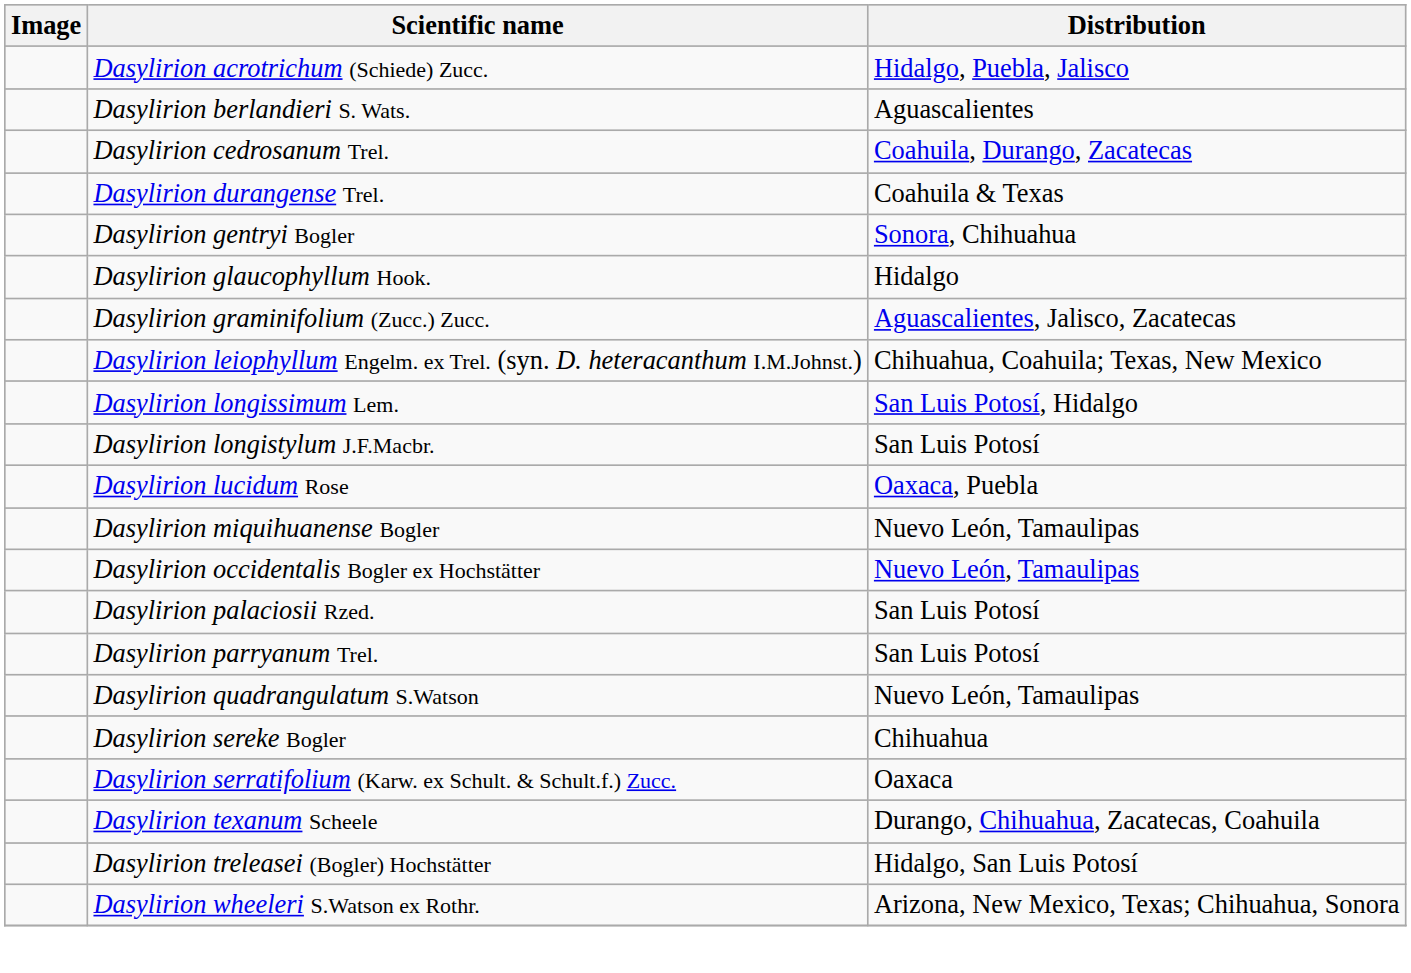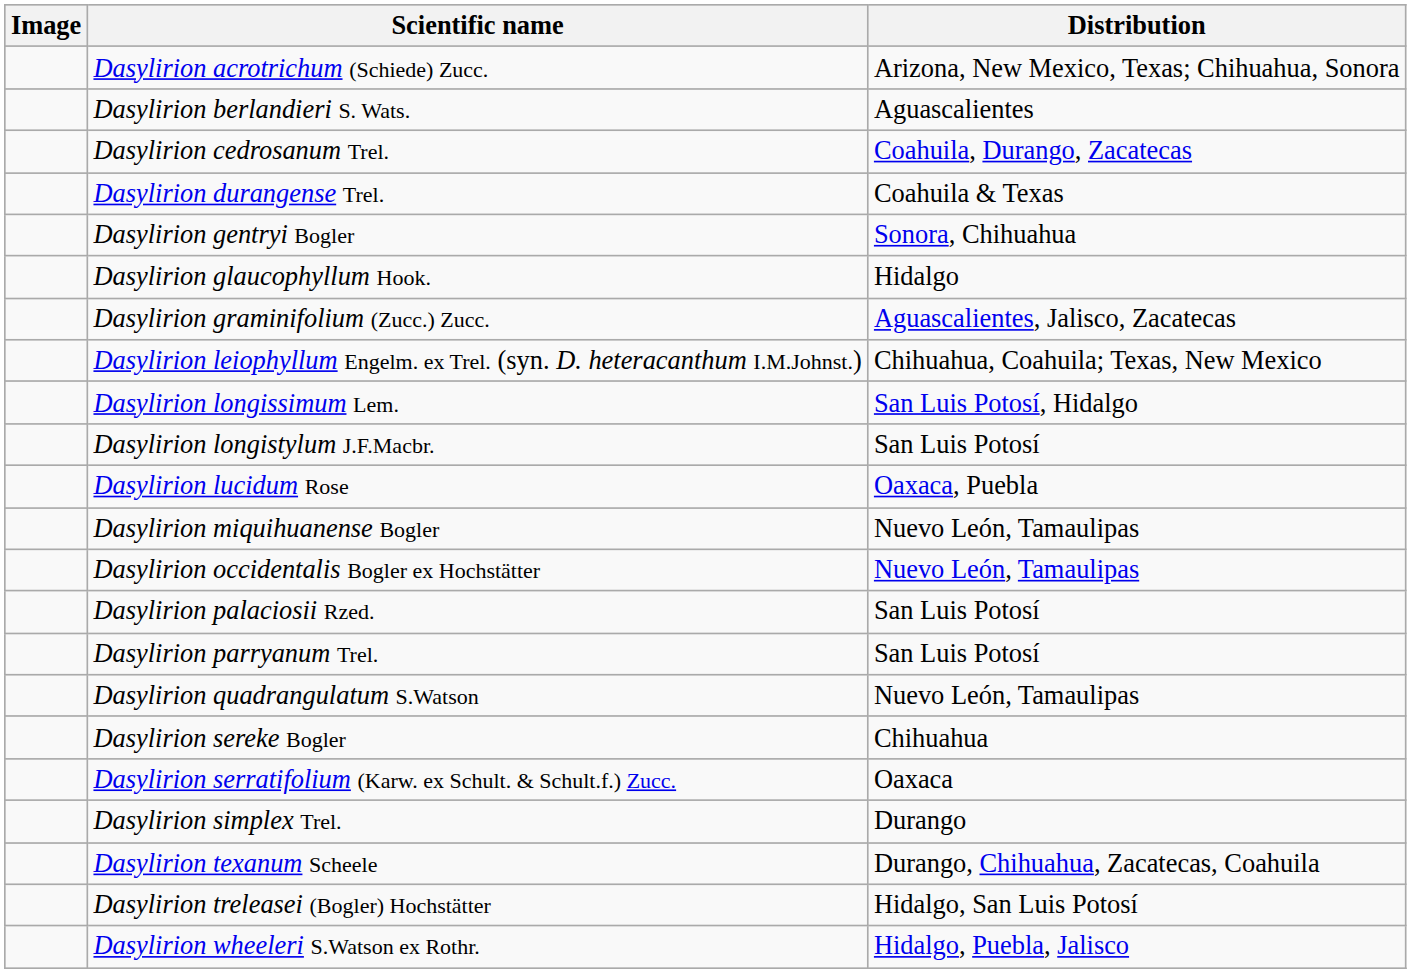(1001, 67) Hidalgo, Puebla, Jalisco -> (1137, 67) Arizona, New Mexico, Texas; Chihuahua, Sonora
+ row: (218, 820)
(1137, 904) Arizona, New Mexico, Texas; Chihuahua, Sonora -> (1001, 946) Hidalgo, Puebla, Jalisco
